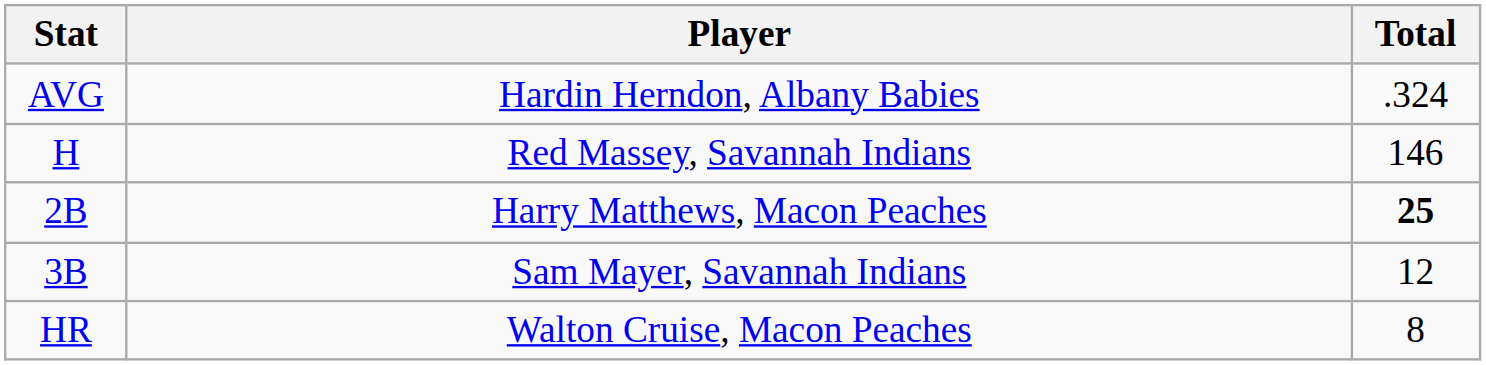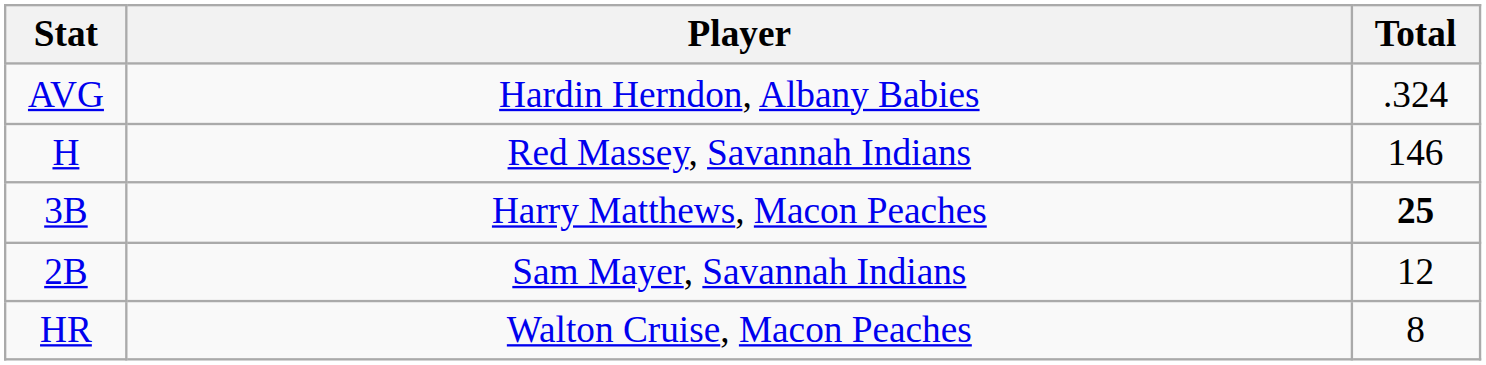(66, 211) 2B -> (66, 211) 3B
(66, 270) 3B -> (66, 270) 2B
